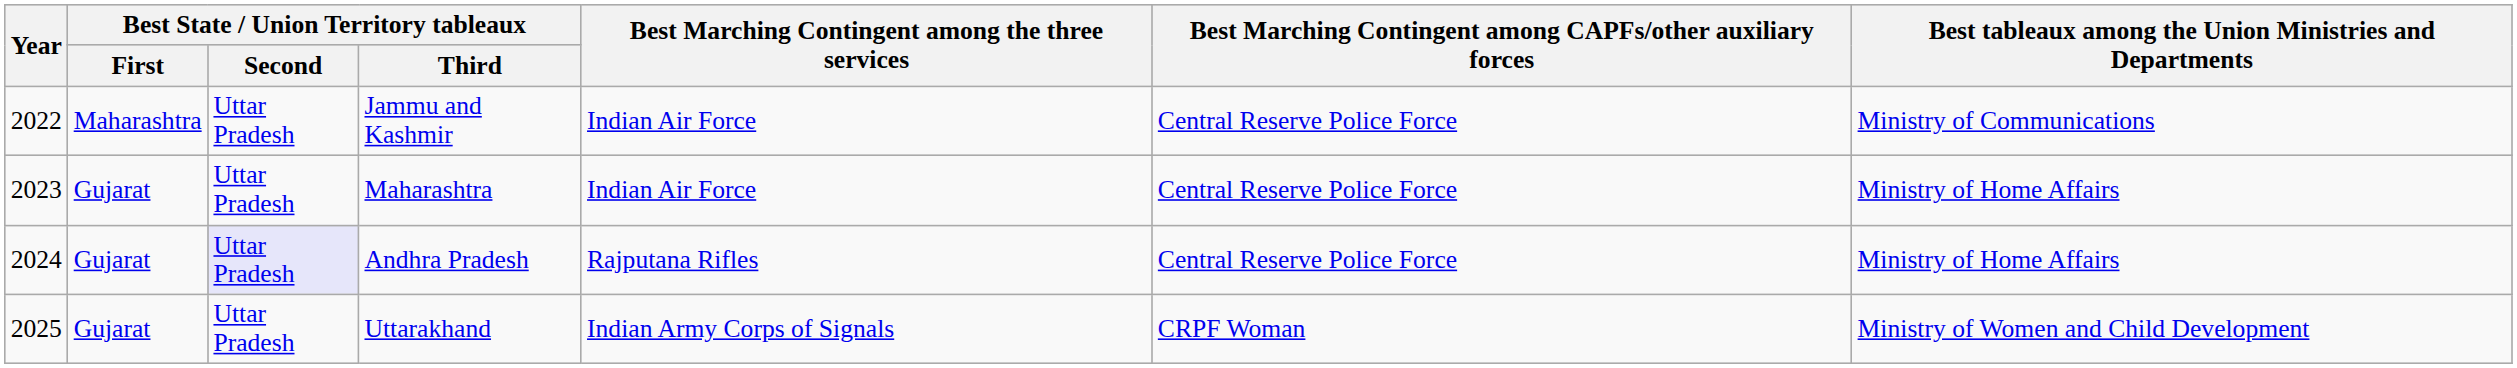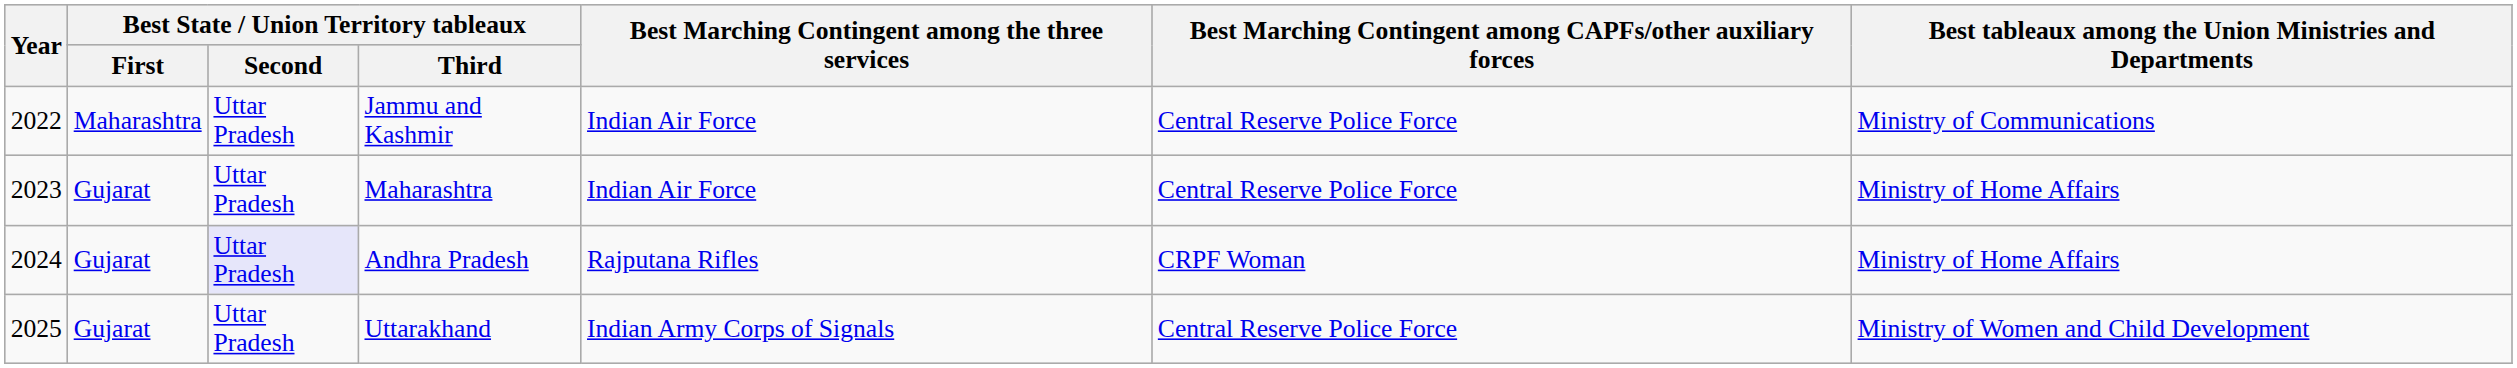(1307, 259) Central Reserve Police Force -> (1232, 259) CRPF Woman
(1232, 328) CRPF Woman -> (1307, 328) Central Reserve Police Force
